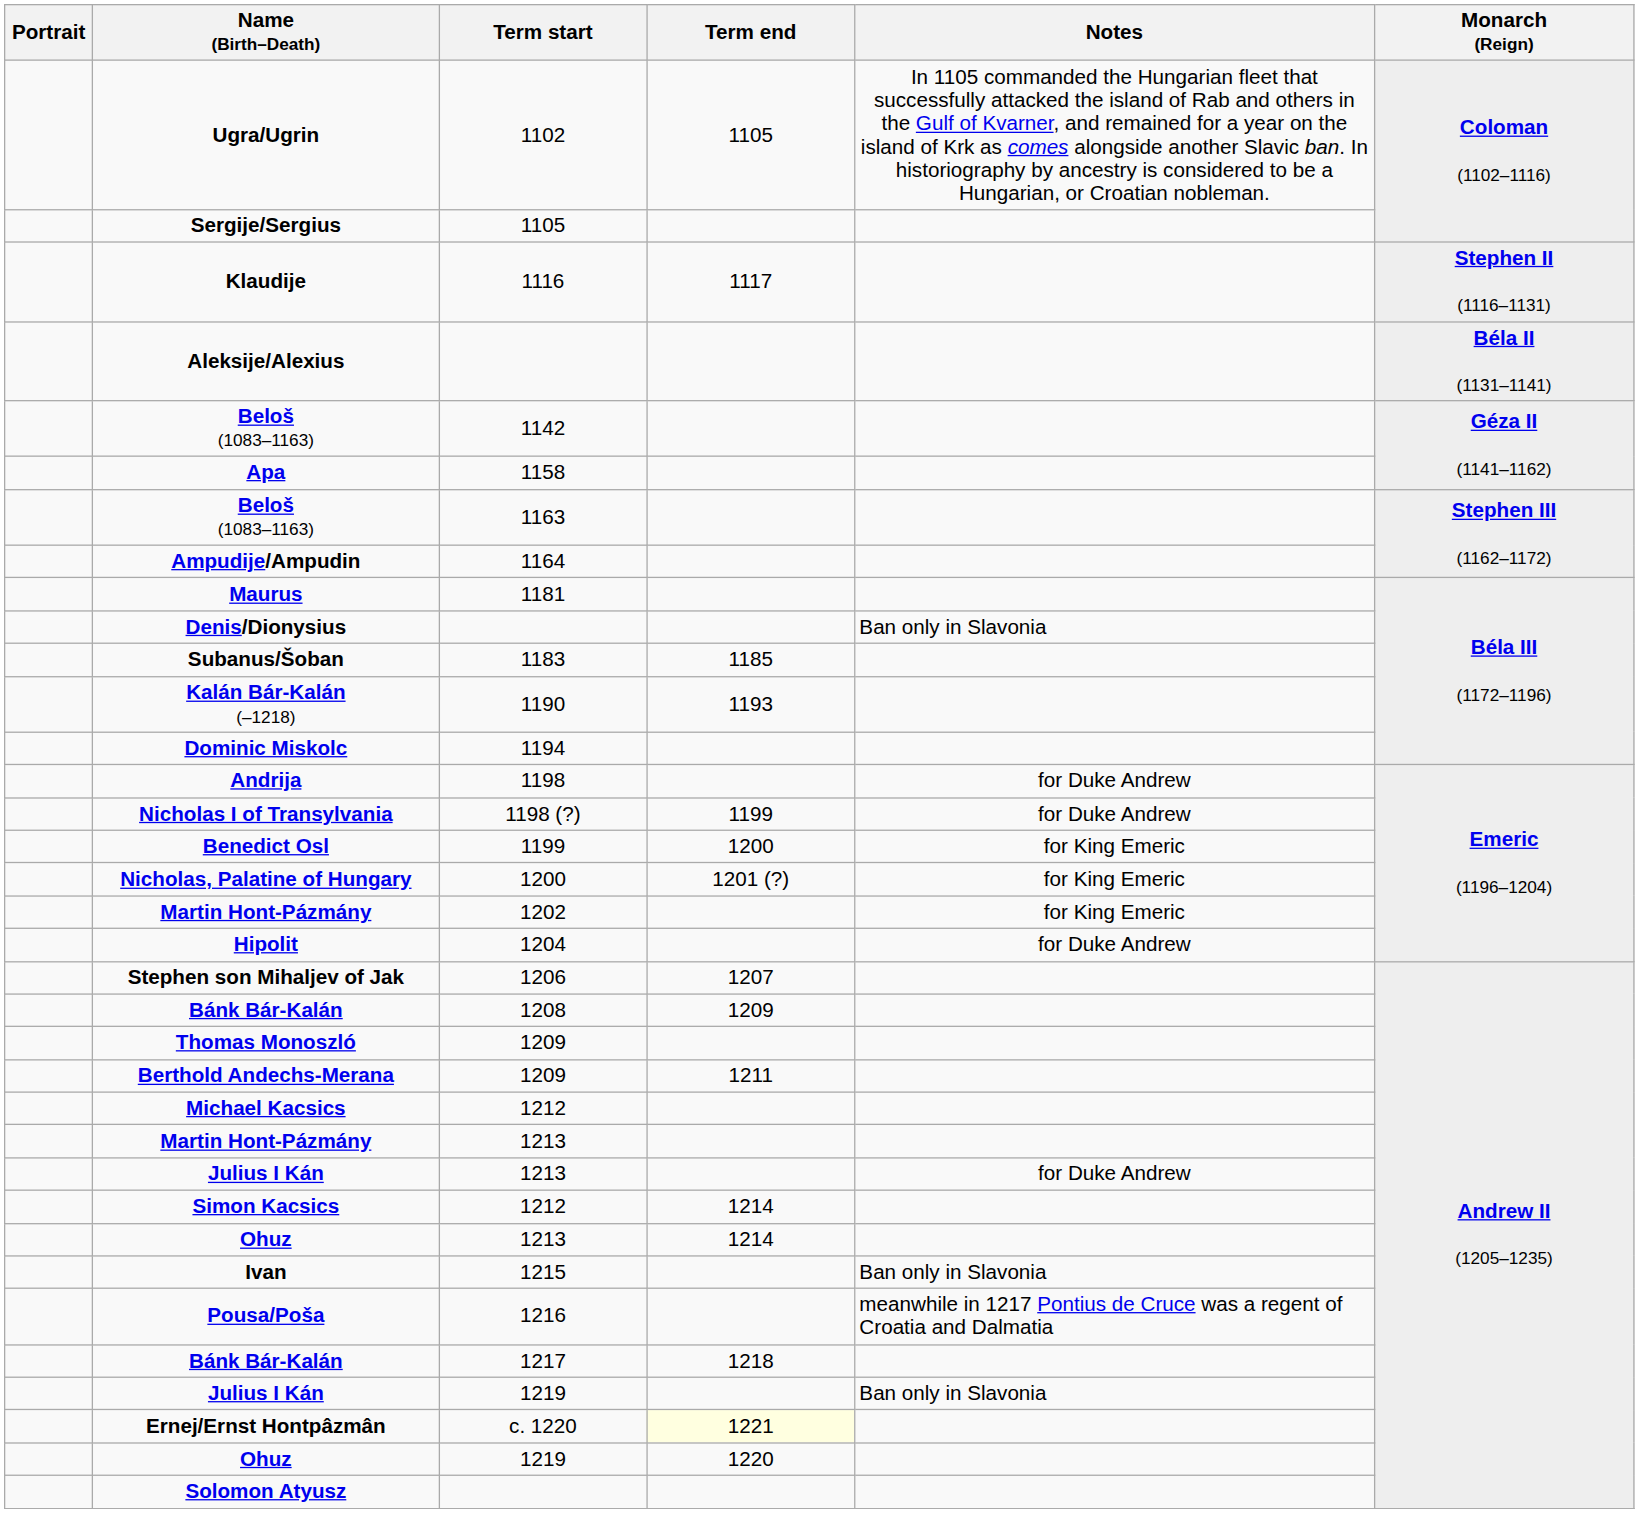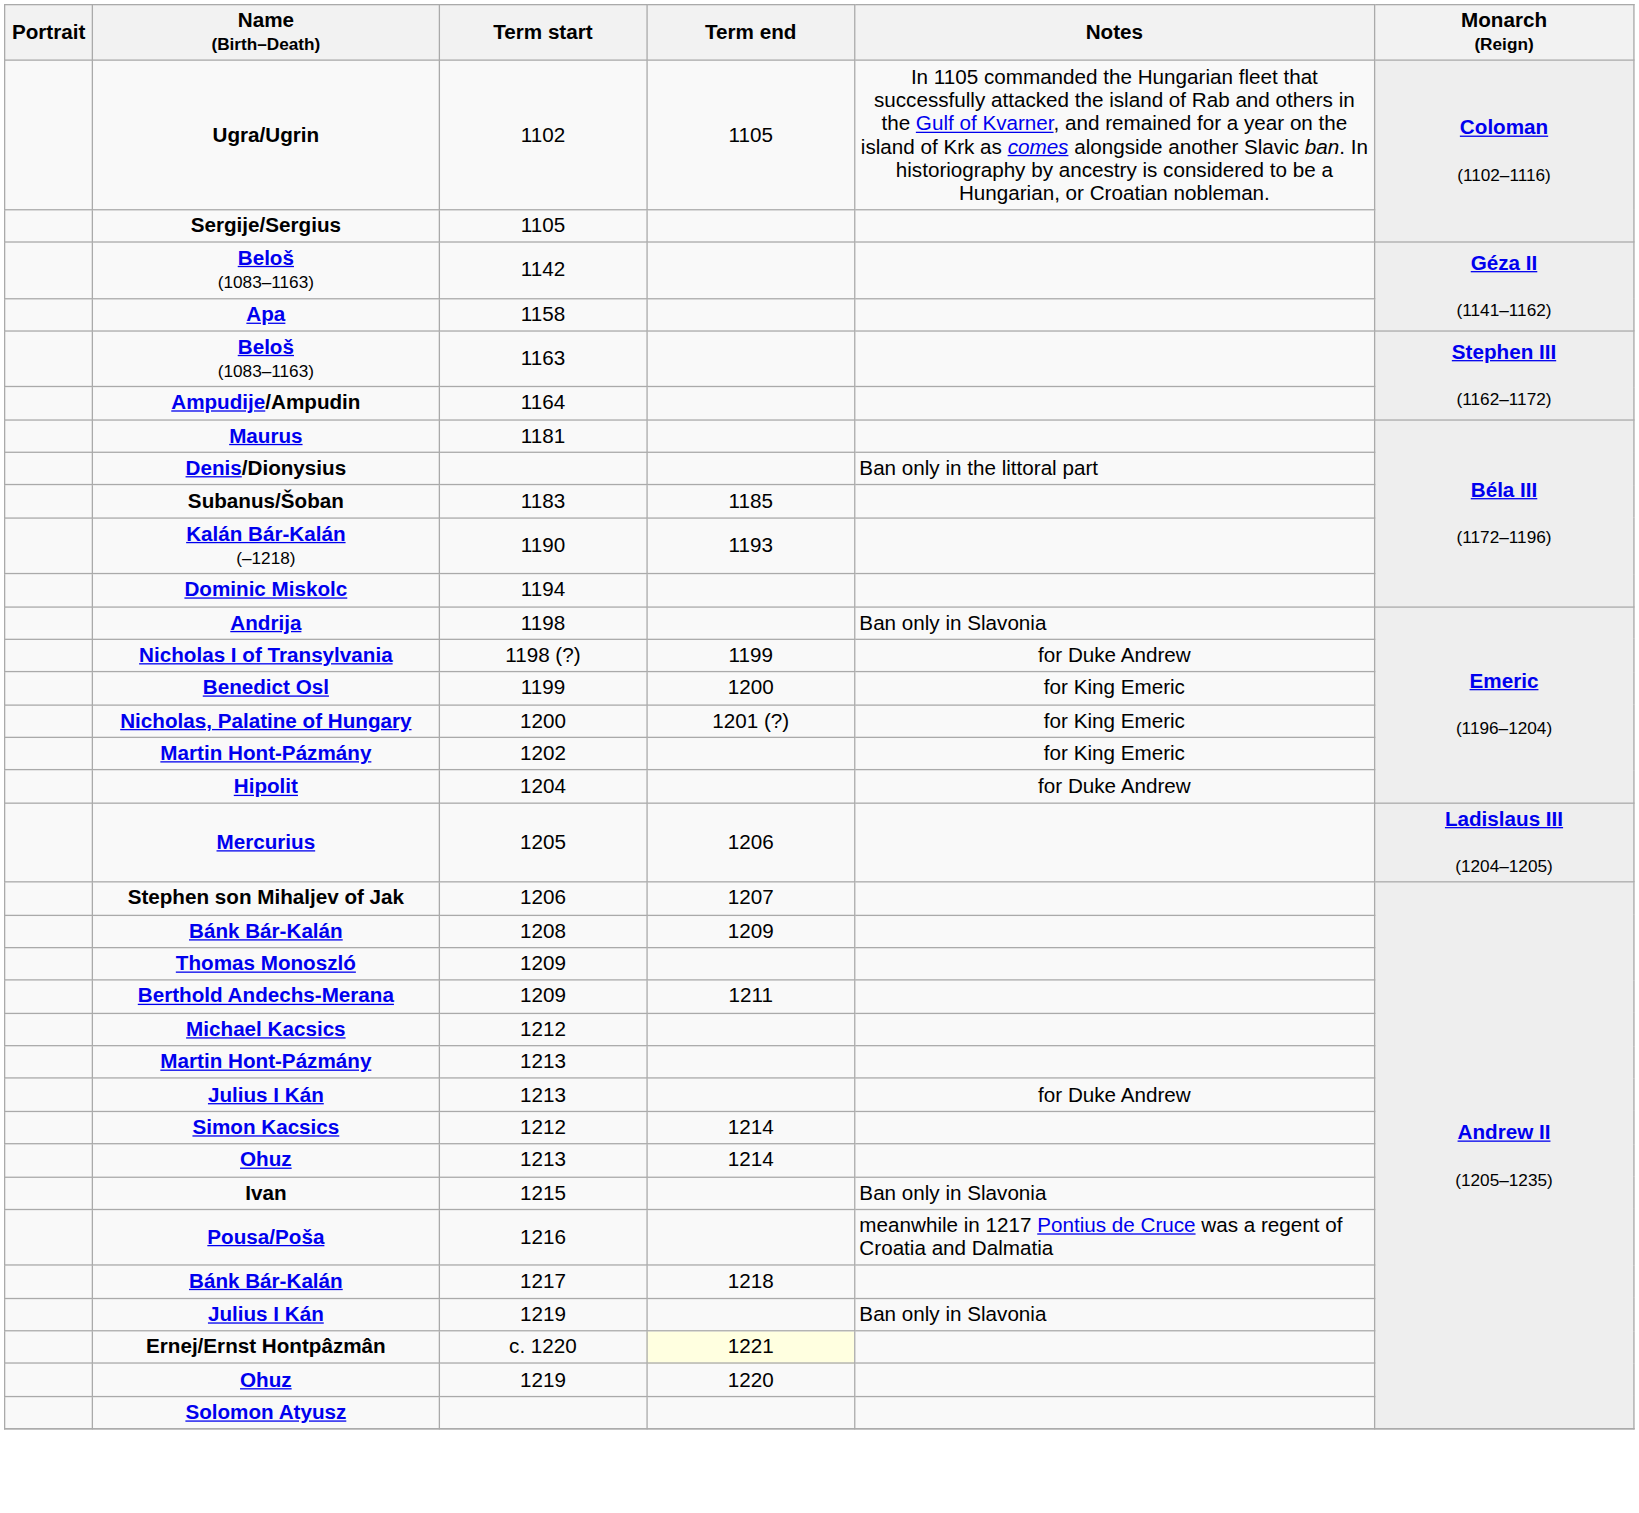- row: (266, 281)
- row: (266, 360)
(953, 626) Ban only in Slavonia -> (979, 468) Ban only in the littoral part
(1114, 780) for Duke Andrew -> (953, 622) Ban only in Slavonia
+ row: (266, 842)
